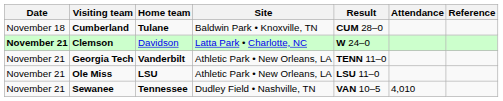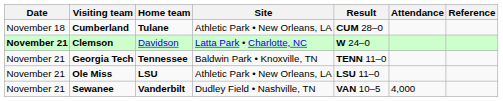(256, 28) Baldwin Park • Knoxville, TN -> (263, 28) Athletic Park • New Orleans, LA
(162, 58) Vanderbilt -> (163, 58) Tennessee
(263, 58) Athletic Park • New Orleans, LA -> (256, 58) Baldwin Park • Knoxville, TN
(163, 89) Tennessee -> (162, 89) Vanderbilt
(403, 89) 4,010 -> (403, 89) 4,000
